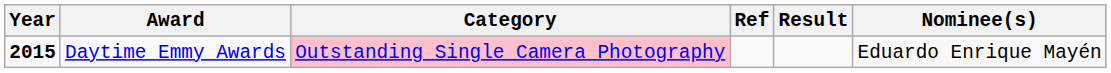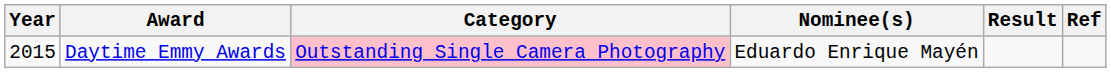columns swapped: (980, 21) <-> (752, 21)
(33, 52) bold -> (33, 52) normal
